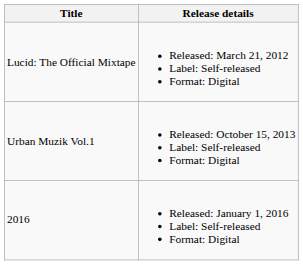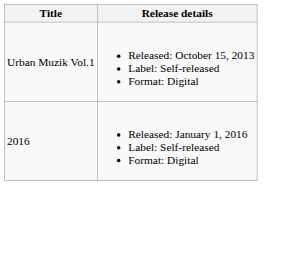- row: (71, 62)
